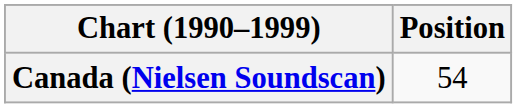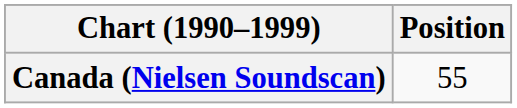(452, 77) 54 -> (452, 77) 55
